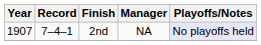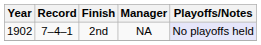(20, 31) 1907 -> (20, 31) 1902
